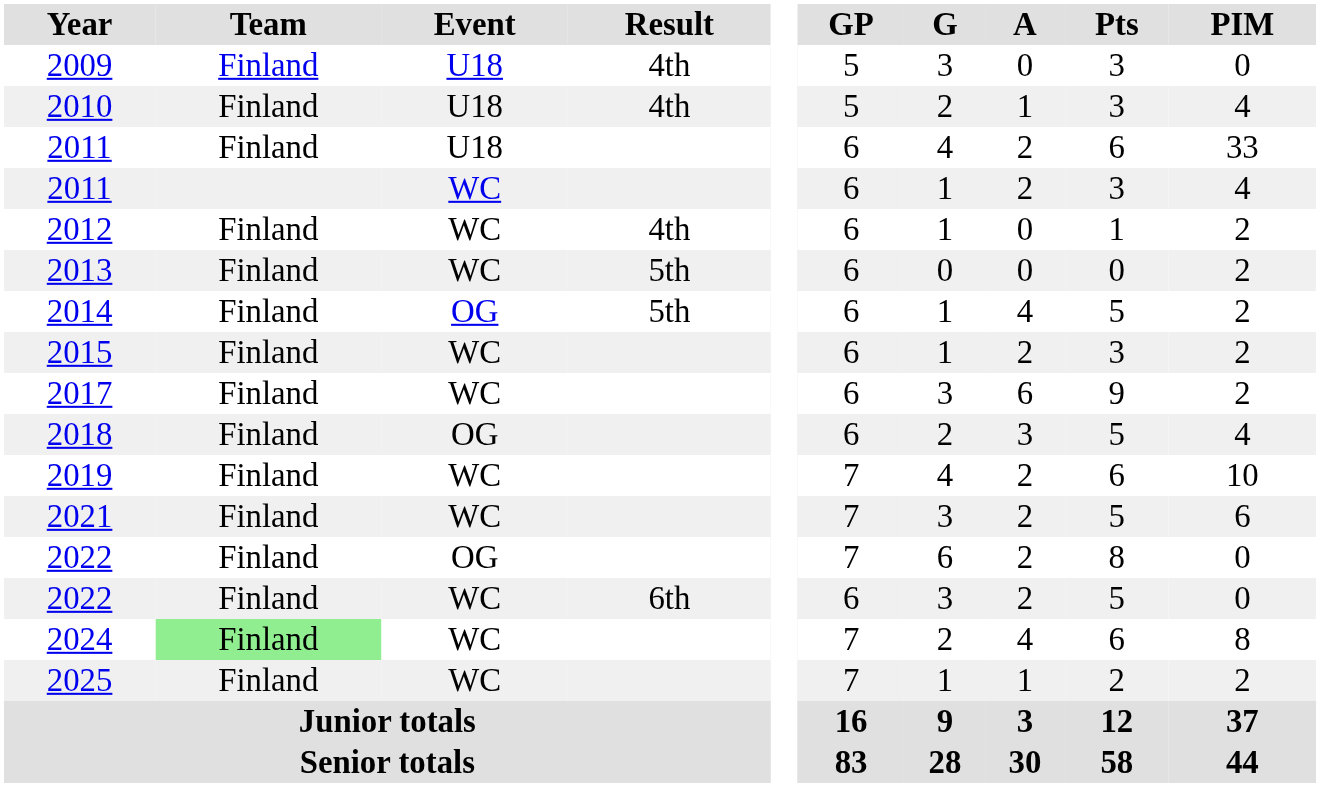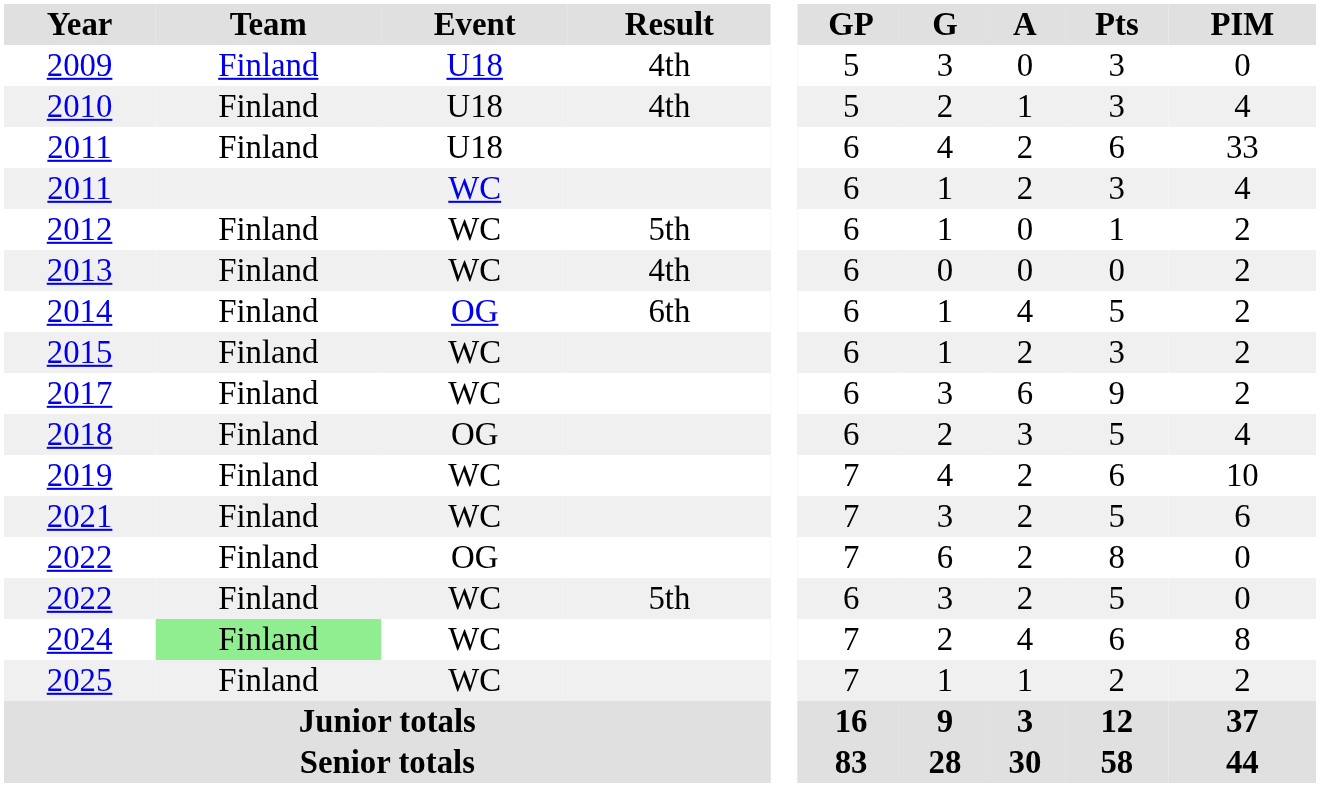(669, 228) 4th -> (669, 228) 5th
(669, 269) 5th -> (669, 269) 4th
(669, 310) 5th -> (669, 310) 6th
(669, 597) 6th -> (669, 597) 5th
